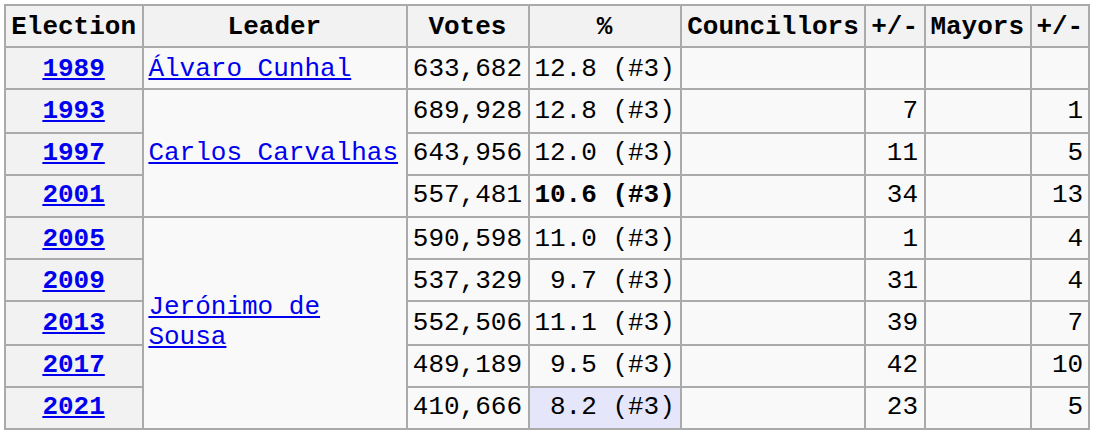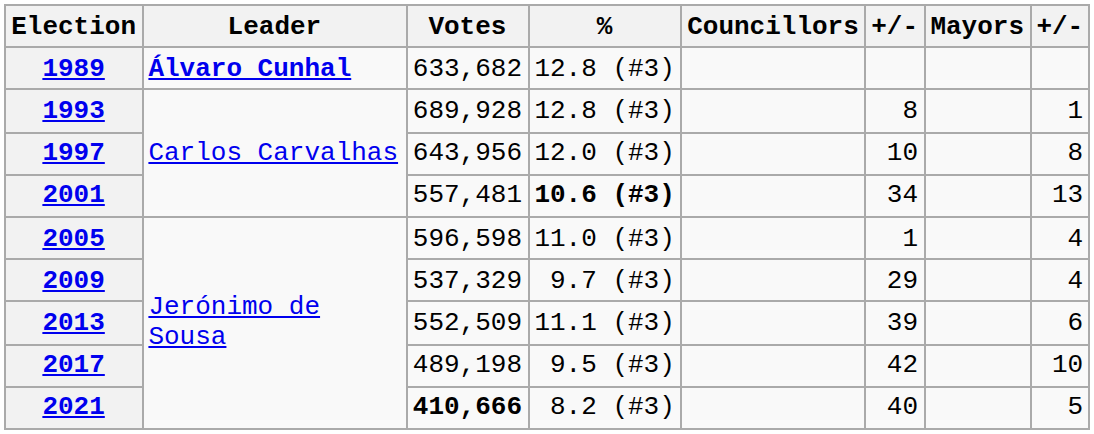(250, 69) normal -> (250, 69) bold
(910, 111) 7 -> (910, 111) 8
(902, 153) 11 -> (902, 153) 10
(1075, 153) 5 -> (1075, 153) 8
(467, 238) 590,598 -> (467, 238) 596,598
(902, 280) 31 -> (902, 280) 29
(467, 323) 552,506 -> (467, 323) 552,509
(1075, 323) 7 -> (1075, 323) 6
(467, 365) 489,189 -> (467, 365) 489,198
(467, 408) normal -> (467, 408) bold
(612, 408) lavender background -> (612, 408) no background
(902, 408) 23 -> (902, 408) 40
